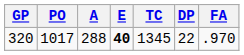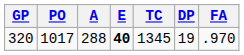(186, 39) 22 -> (186, 39) 19
